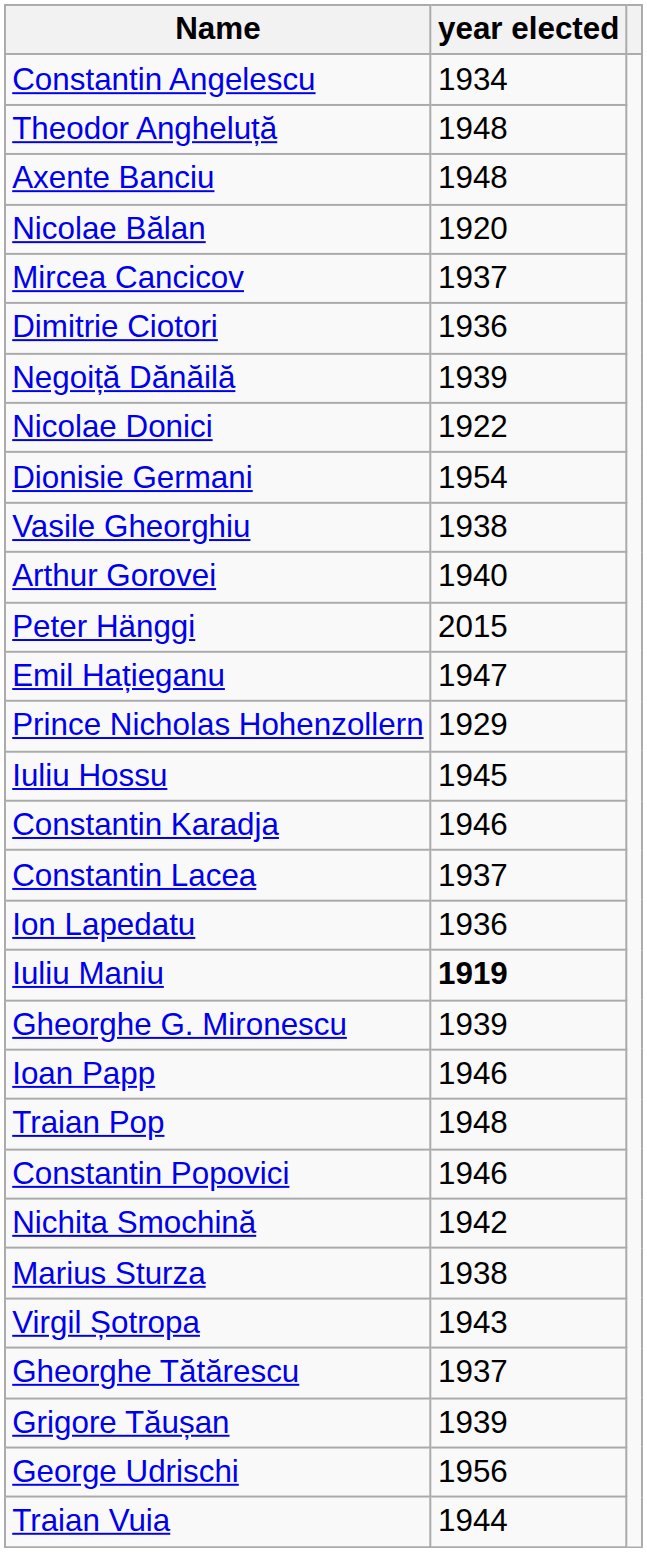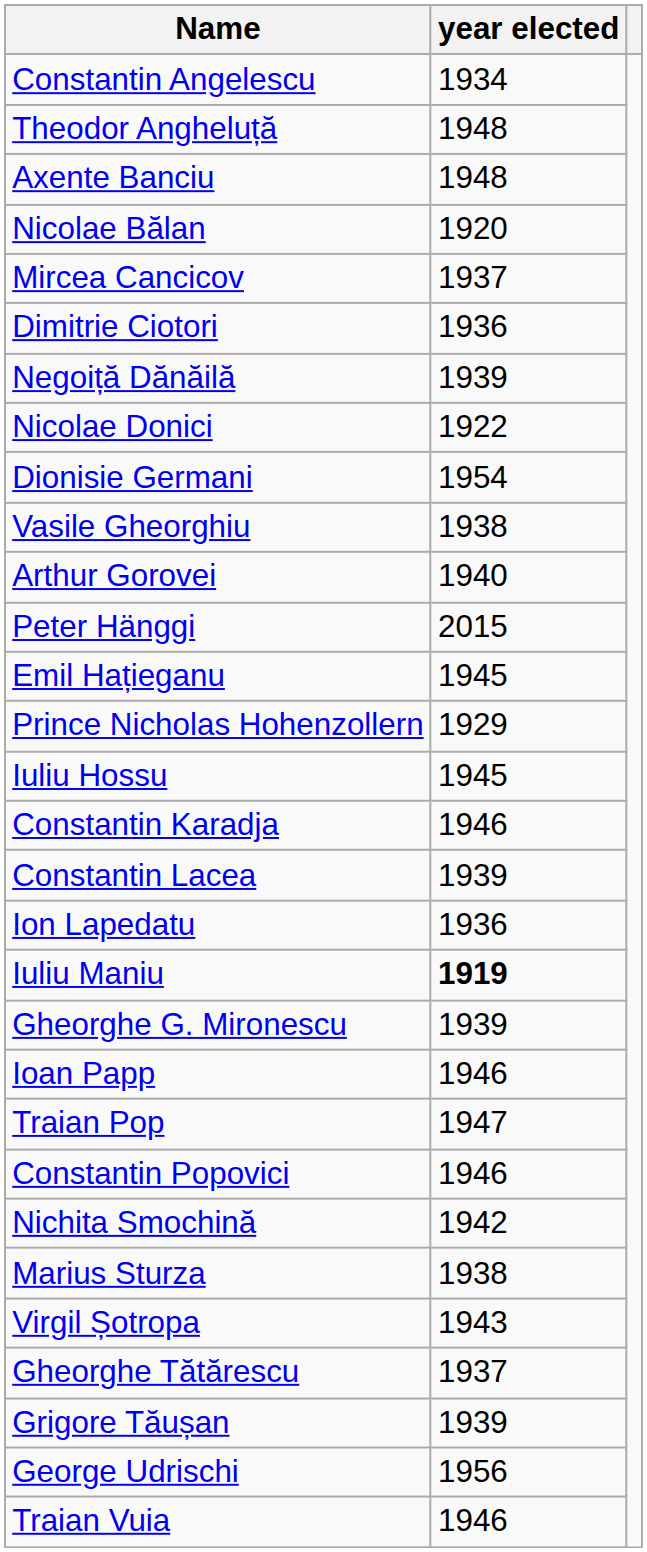(473, 675) 1947 -> (473, 675) 1945
(473, 874) 1937 -> (473, 874) 1939
(473, 1123) 1948 -> (473, 1123) 1947
(473, 1521) 1944 -> (473, 1521) 1946
